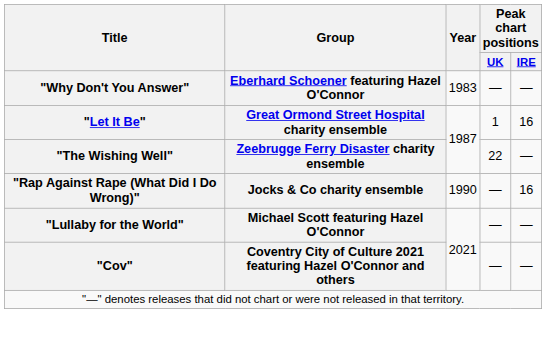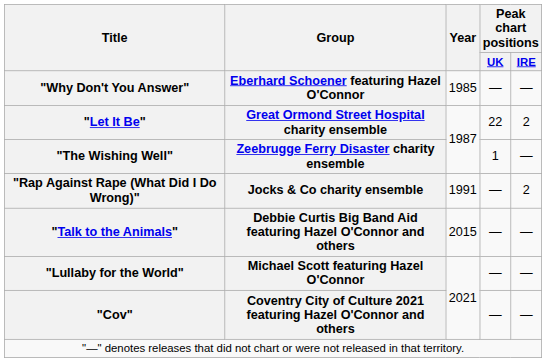(463, 88) 1983 -> (463, 88) 1985
(495, 122) 1 -> (495, 122) 22
(526, 122) 16 -> (526, 122) 2
(495, 156) 22 -> (495, 156) 1
(463, 190) 1990 -> (463, 190) 1991
(526, 190) 16 -> (526, 190) 2
+ row: (115, 232)
